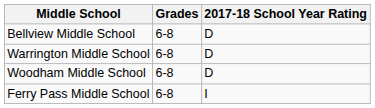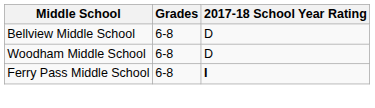- row: (78, 53)
(206, 93) normal -> (206, 73) bold
